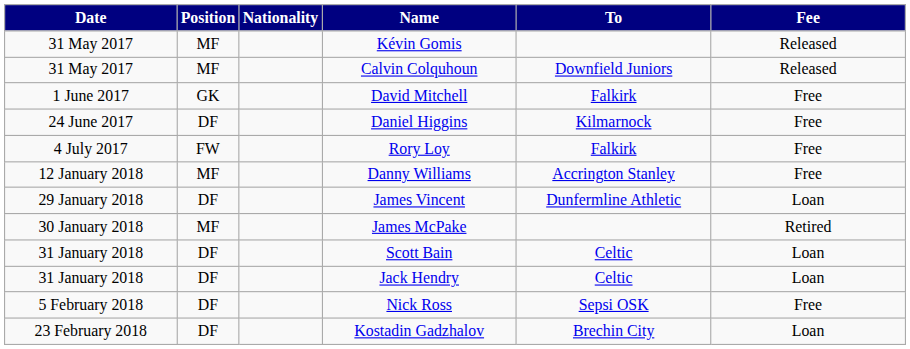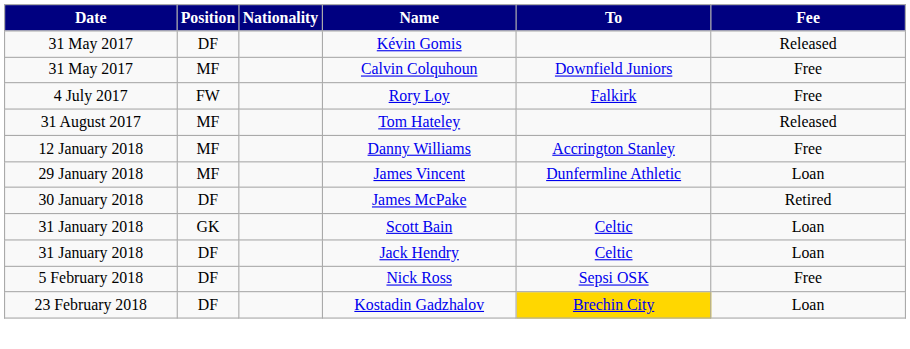(208, 44) MF -> (208, 44) DF
(808, 70) Released -> (808, 70) Free
- row: (419, 96)
- row: (419, 122)
+ row: (419, 122)
(208, 200) DF -> (208, 174) MF
(208, 226) MF -> (208, 200) DF
(208, 253) DF -> (208, 226) GK
(614, 331) no background -> (614, 305) gold background
